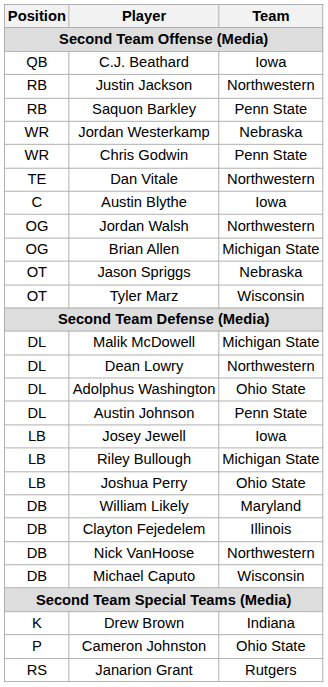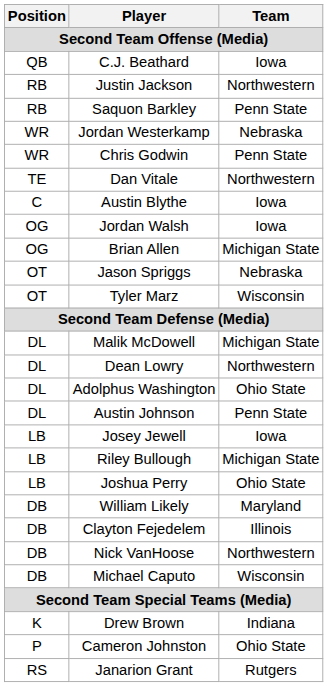(271, 226) Northwestern -> (271, 226) Iowa
